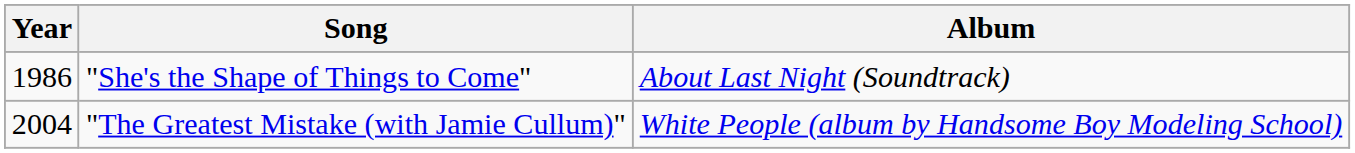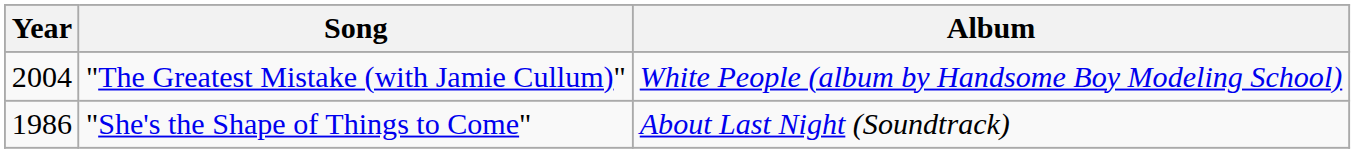rows swapped: (309, 76) <-> (356, 123)
